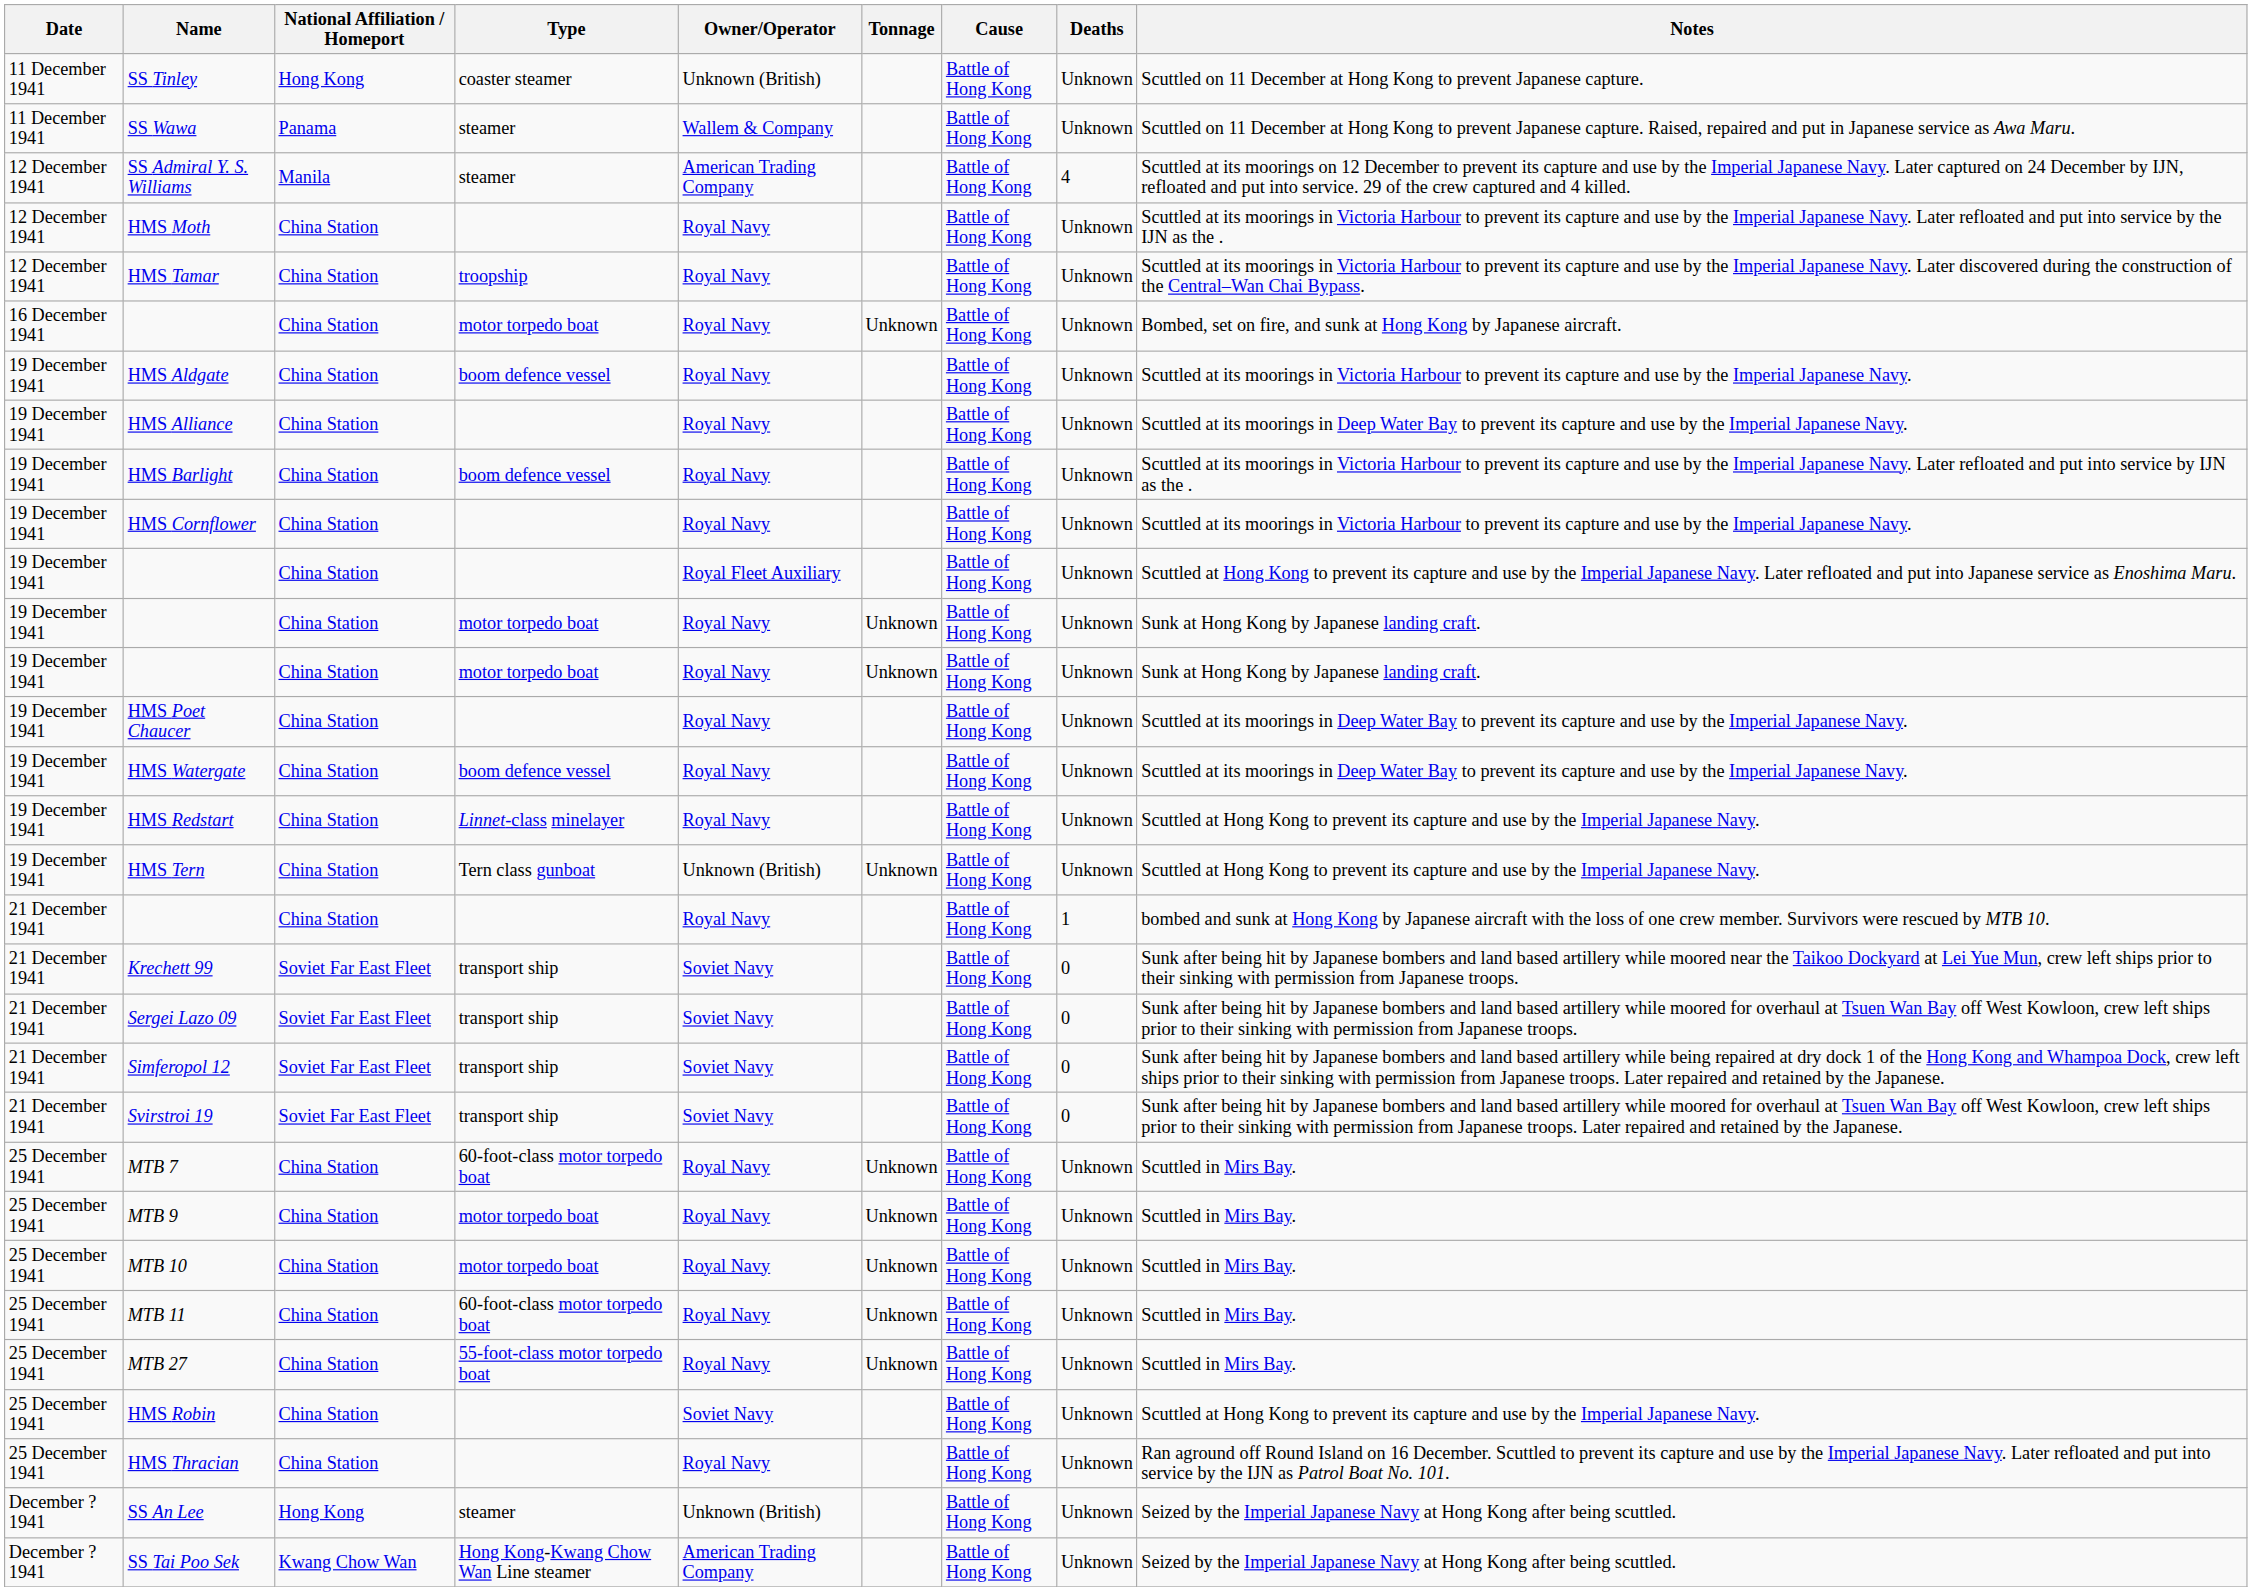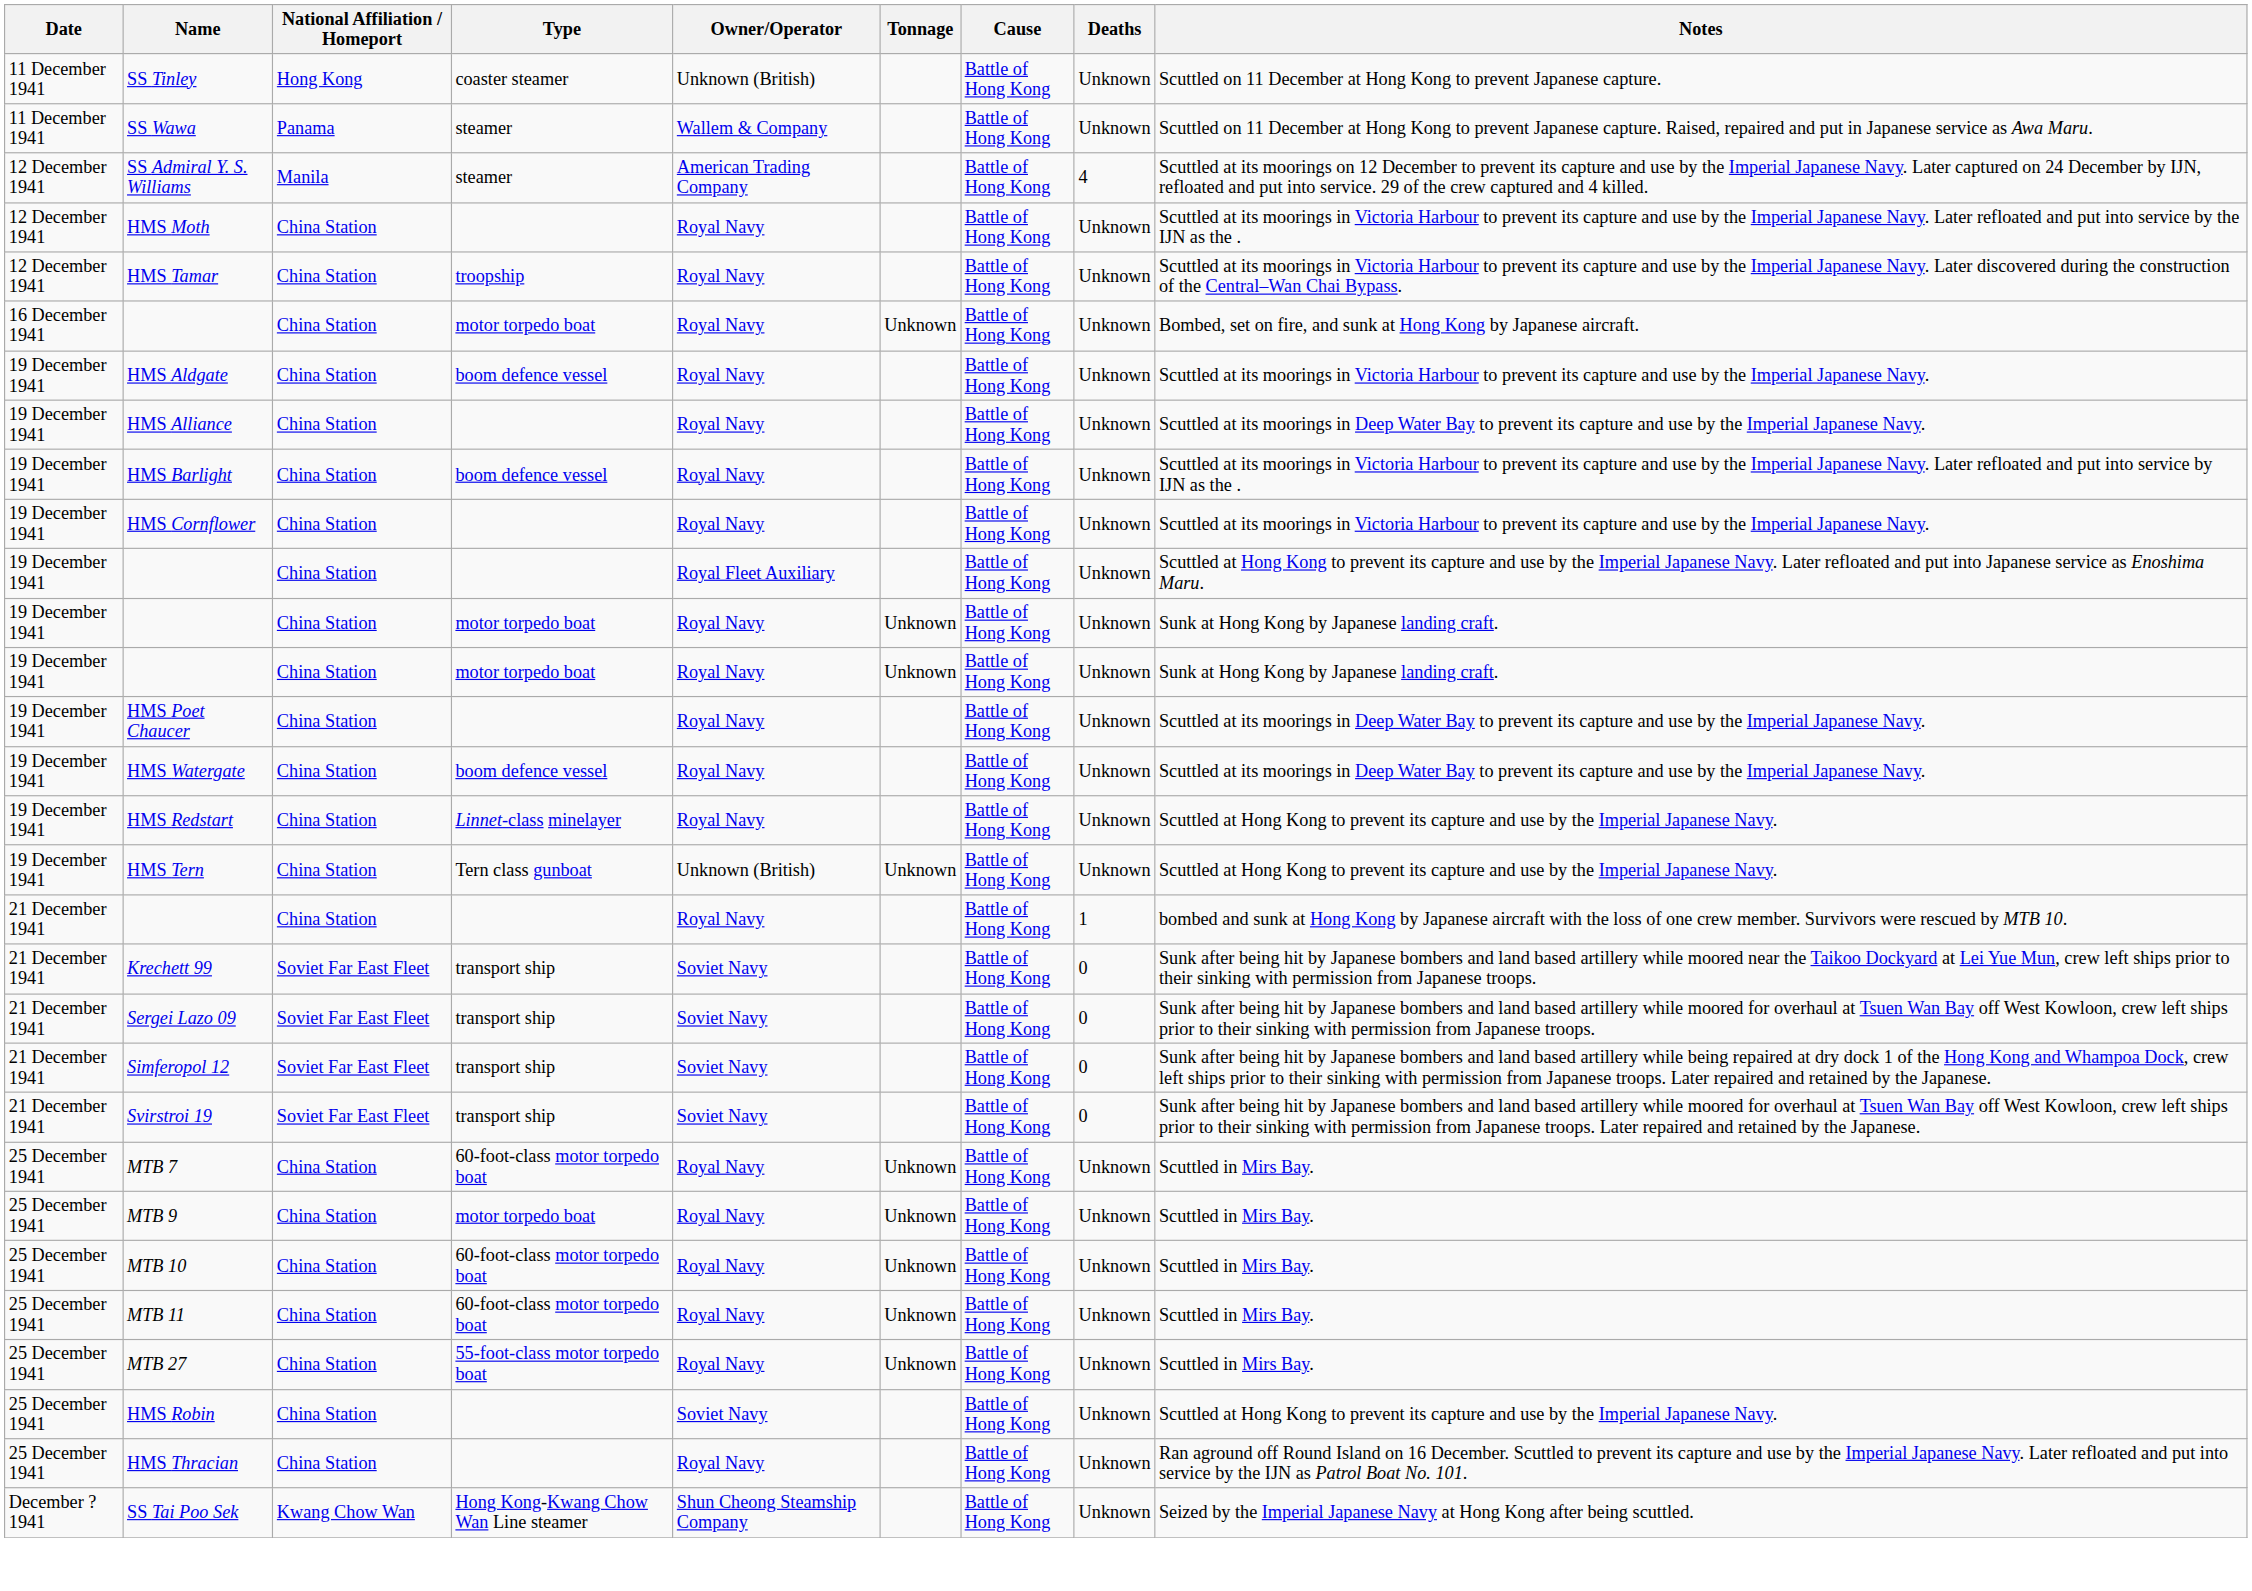(529, 1265) motor torpedo boat -> (557, 1265) 60-foot-class motor torpedo boat
- row: (53, 1512)
(749, 1562) American Trading Company -> (767, 1512) Shun Cheong Steamship Company
